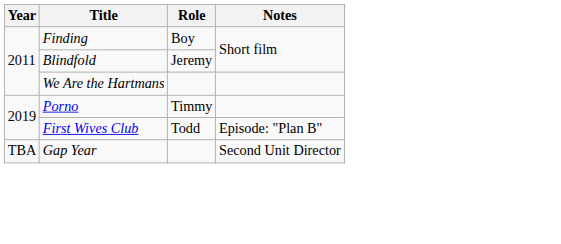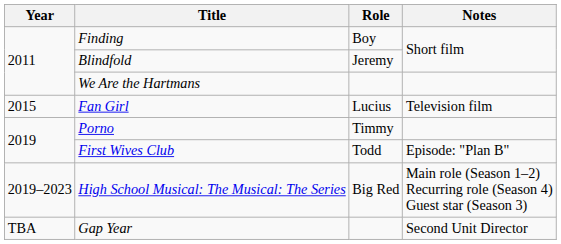+ row: (103, 106)
+ row: (212, 189)
